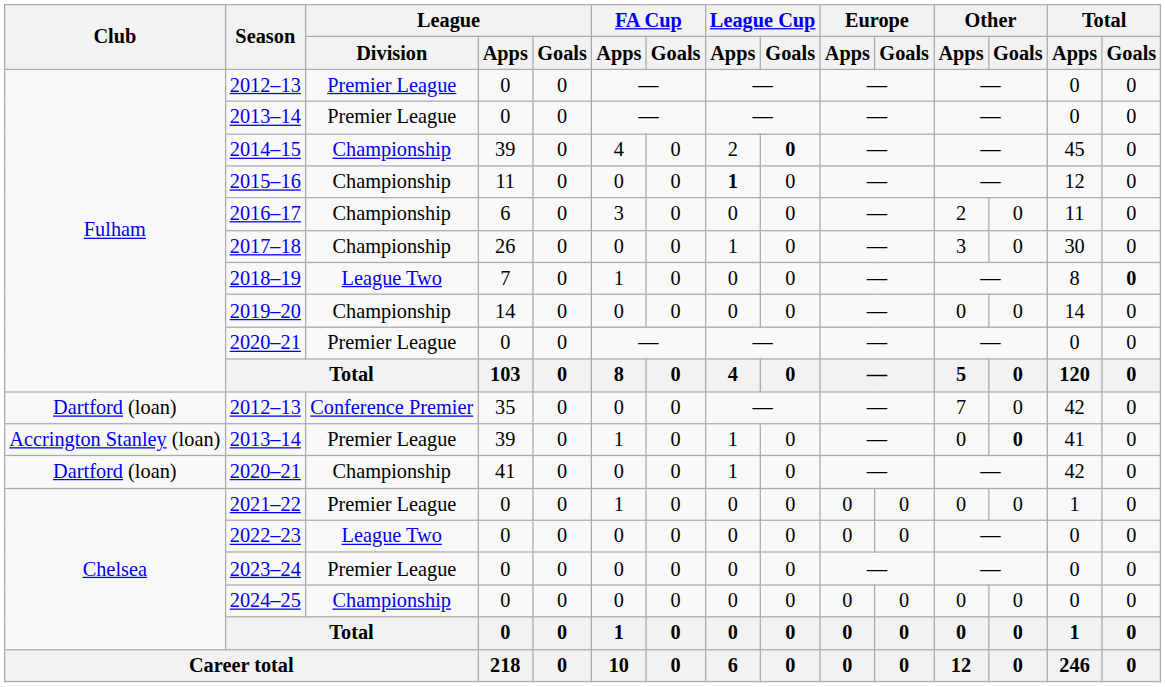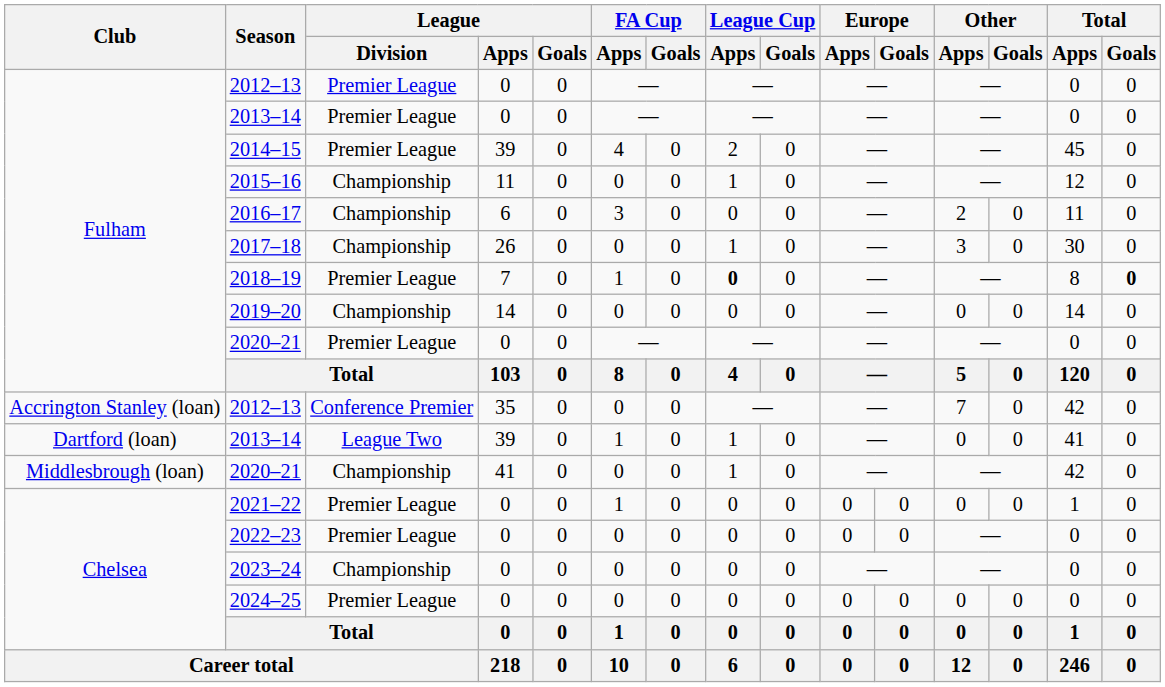(392, 149) Championship -> (392, 149) Premier League
(790, 149) bold -> (790, 149) normal
(733, 181) bold -> (733, 181) normal
(392, 278) League Two -> (392, 278) Premier League
(733, 278) normal -> (733, 278) bold
(115, 407) Dartford (loan) -> (115, 407) Accrington Stanley (loan)
(115, 439) Accrington Stanley (loan) -> (115, 439) Dartford (loan)
(392, 439) Premier League -> (392, 439) League Two
(1018, 439) bold -> (1018, 439) normal
(115, 471) Dartford (loan) -> (115, 471) Middlesbrough (loan)
(392, 536) League Two -> (392, 536) Premier League
(392, 568) Premier League -> (392, 568) Championship
(392, 600) Championship -> (392, 600) Premier League
